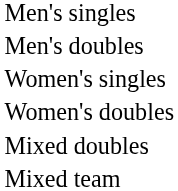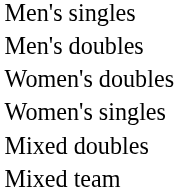rows swapped: (85, 79) <-> (89, 112)
